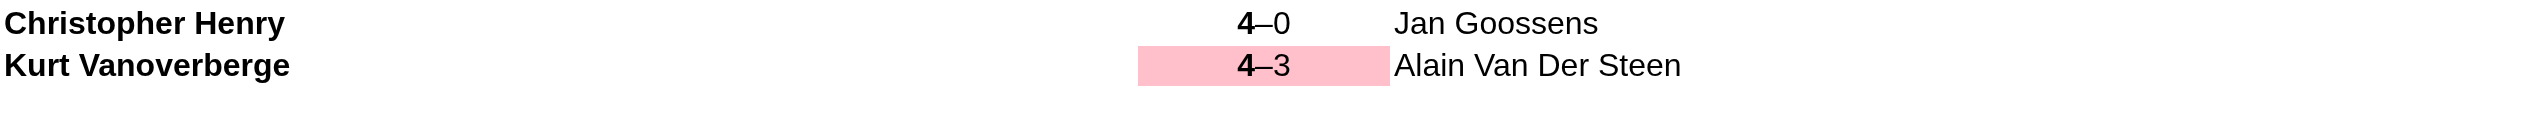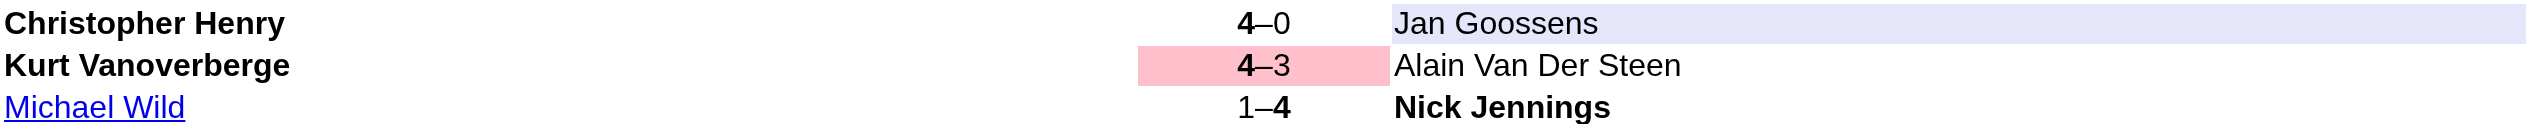(1496, 23) no background -> (1496, 23) lavender background
+ row: (95, 107)
